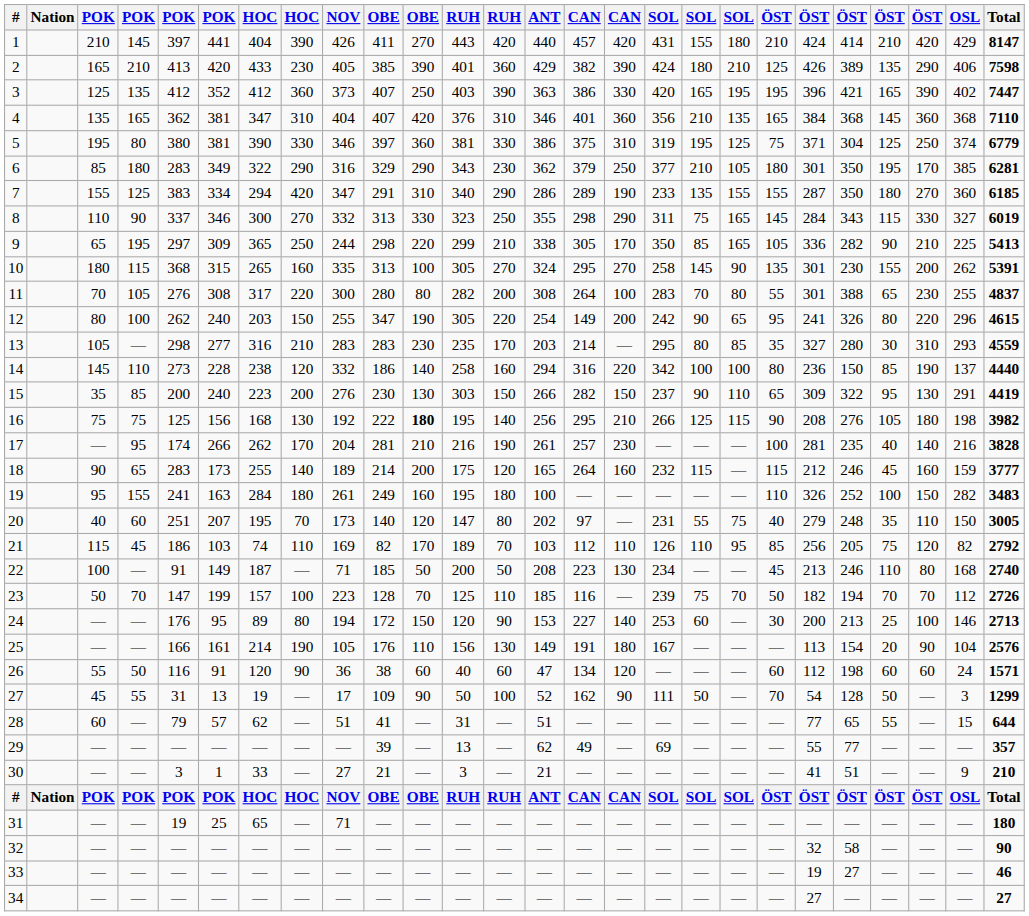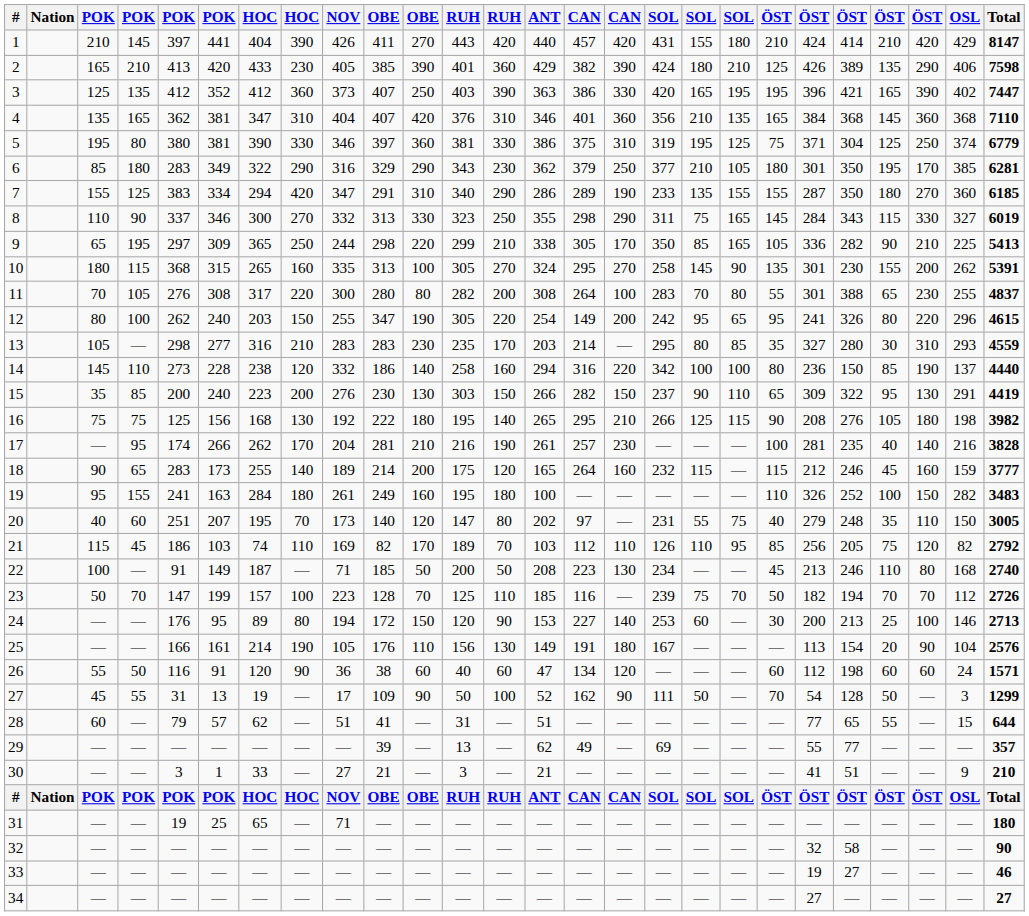(701, 319) 90 -> (701, 319) 95
(423, 420) bold -> (423, 420) normal
(544, 420) 256 -> (544, 420) 265
